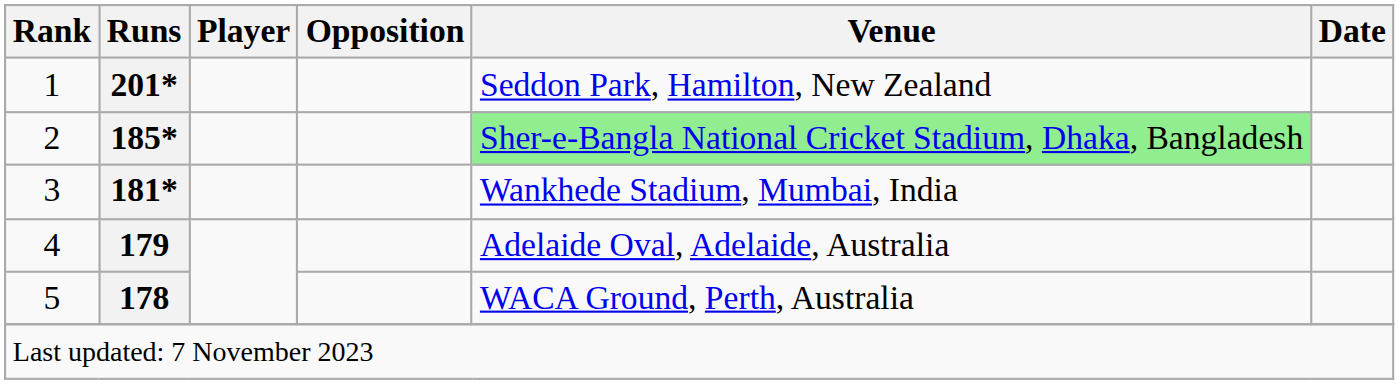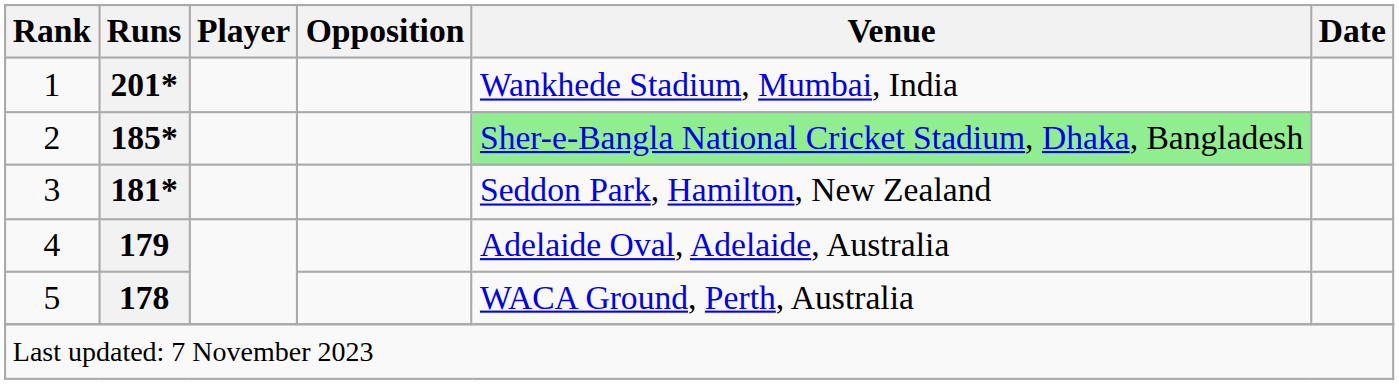(736, 84) Seddon Park, Hamilton, New Zealand -> (719, 84) Wankhede Stadium, Mumbai, India
(719, 191) Wankhede Stadium, Mumbai, India -> (736, 191) Seddon Park, Hamilton, New Zealand
